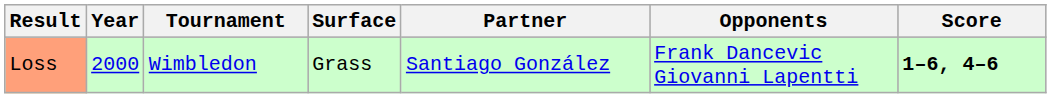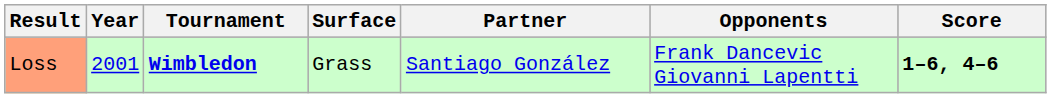(115, 65) 2000 -> (115, 65) 2001
(203, 65) normal -> (203, 65) bold
